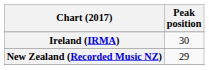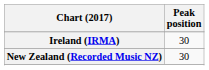(184, 56) 29 -> (184, 56) 30
